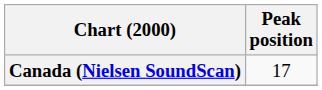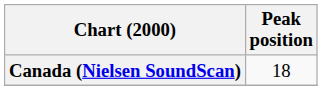(281, 70) 17 -> (281, 70) 18
